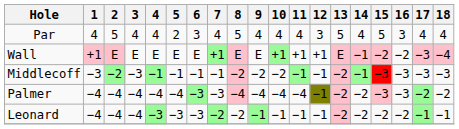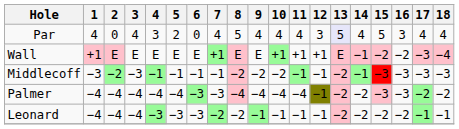(115, 34) 5 -> (115, 34) 0
(156, 34) 4 -> (156, 34) 3
(197, 34) 3 -> (197, 34) 0
(341, 34) no background -> (341, 34) lavender background
